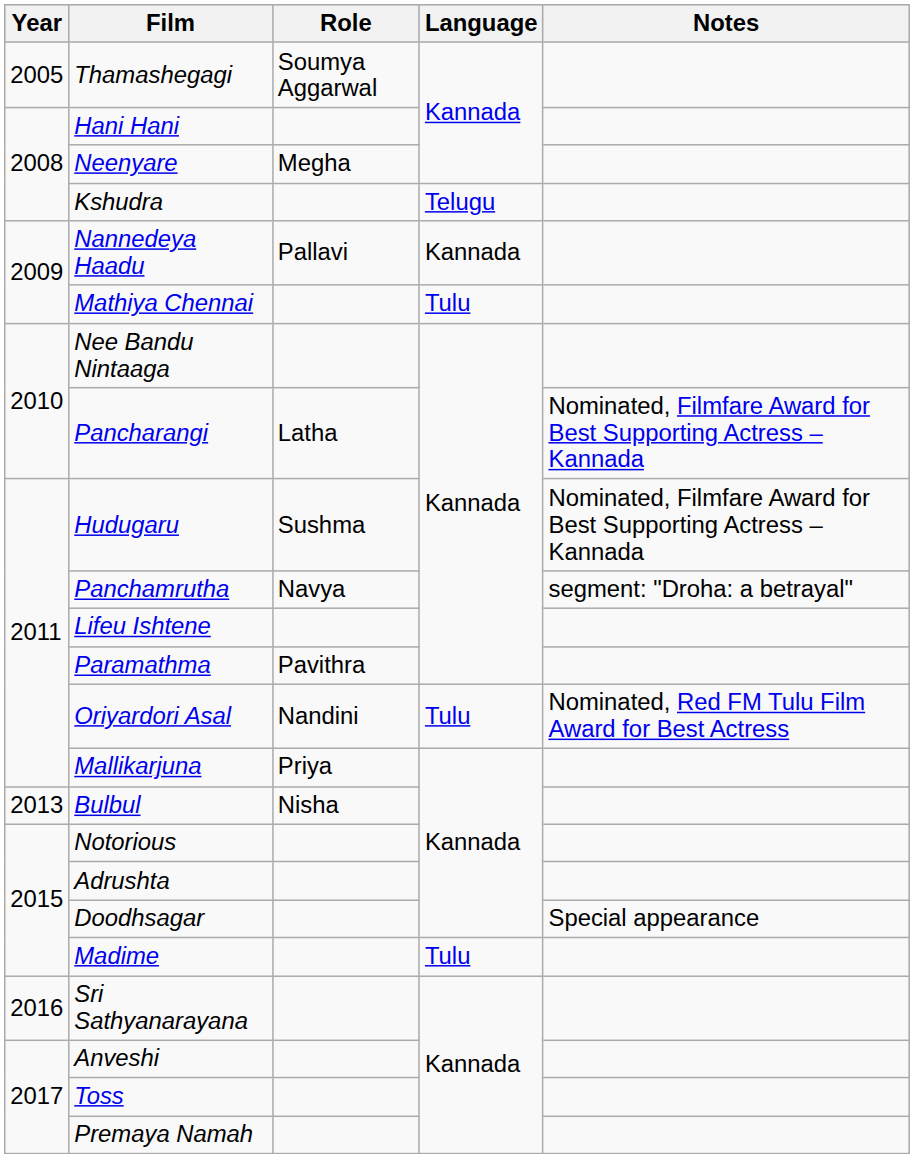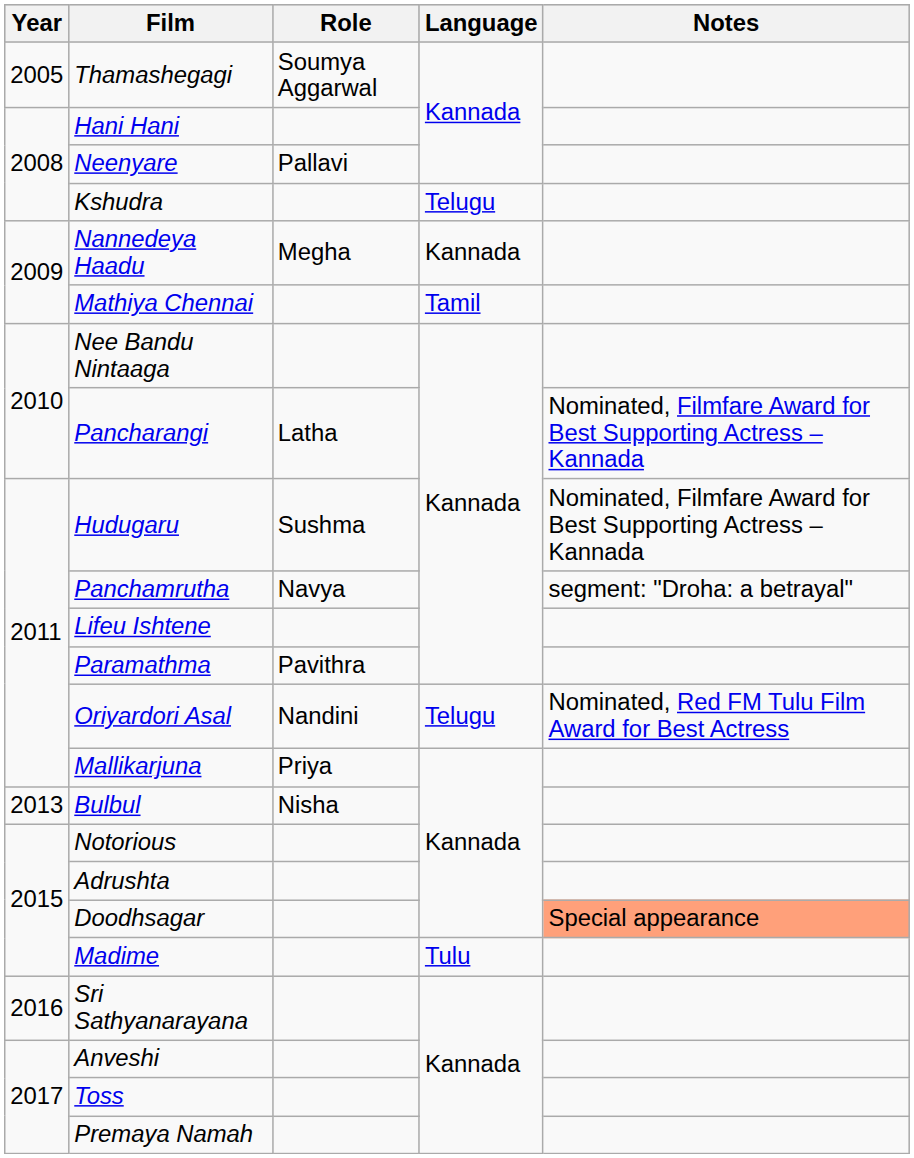(314, 163) Megha -> (313, 163) Pallavi
(313, 252) Pallavi -> (314, 252) Megha
(448, 303) Tulu -> (453, 303) Tamil
(448, 716) Tulu -> (460, 716) Telugu
(654, 918) no background -> (654, 918) lightsalmon background
